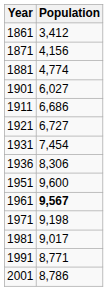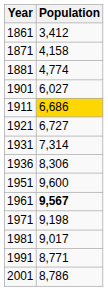(54, 51) 4,156 -> (54, 51) 4,158
(54, 107) no background -> (54, 107) gold background
(54, 145) 7,454 -> (54, 145) 7,314
